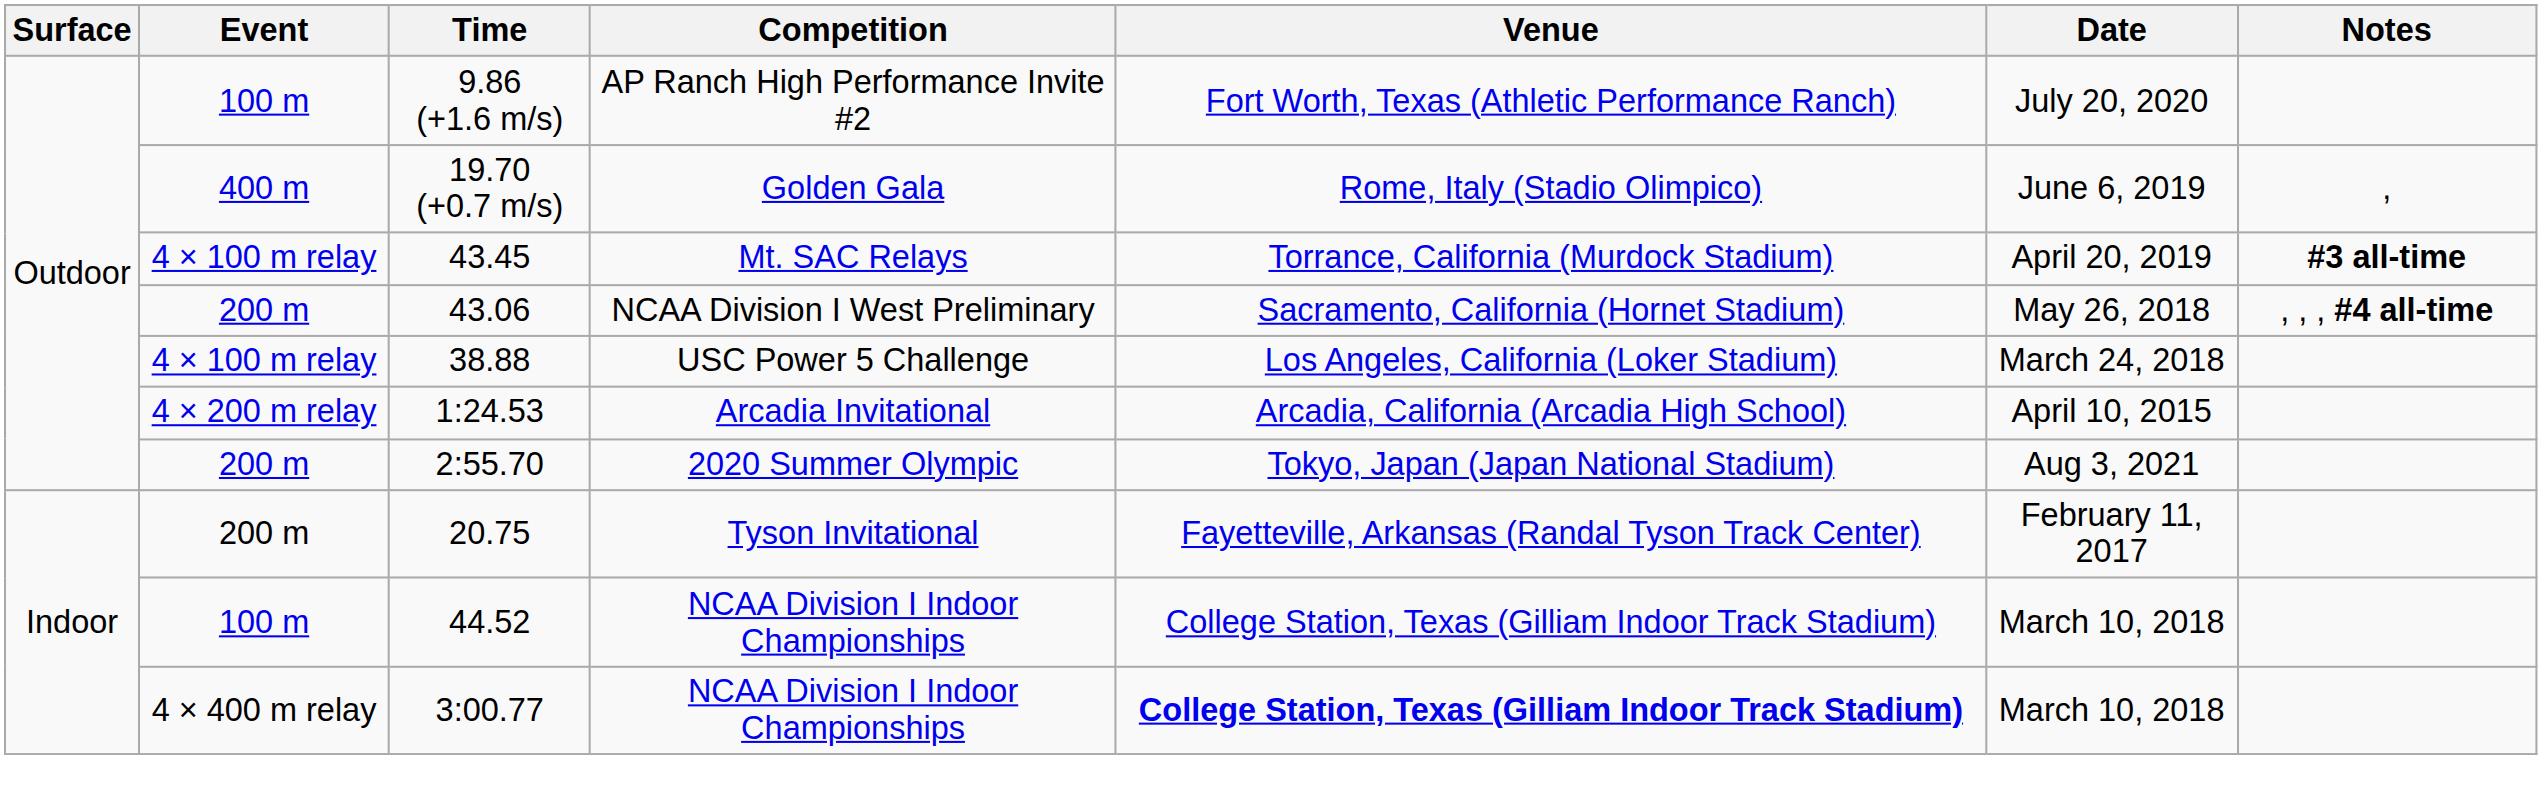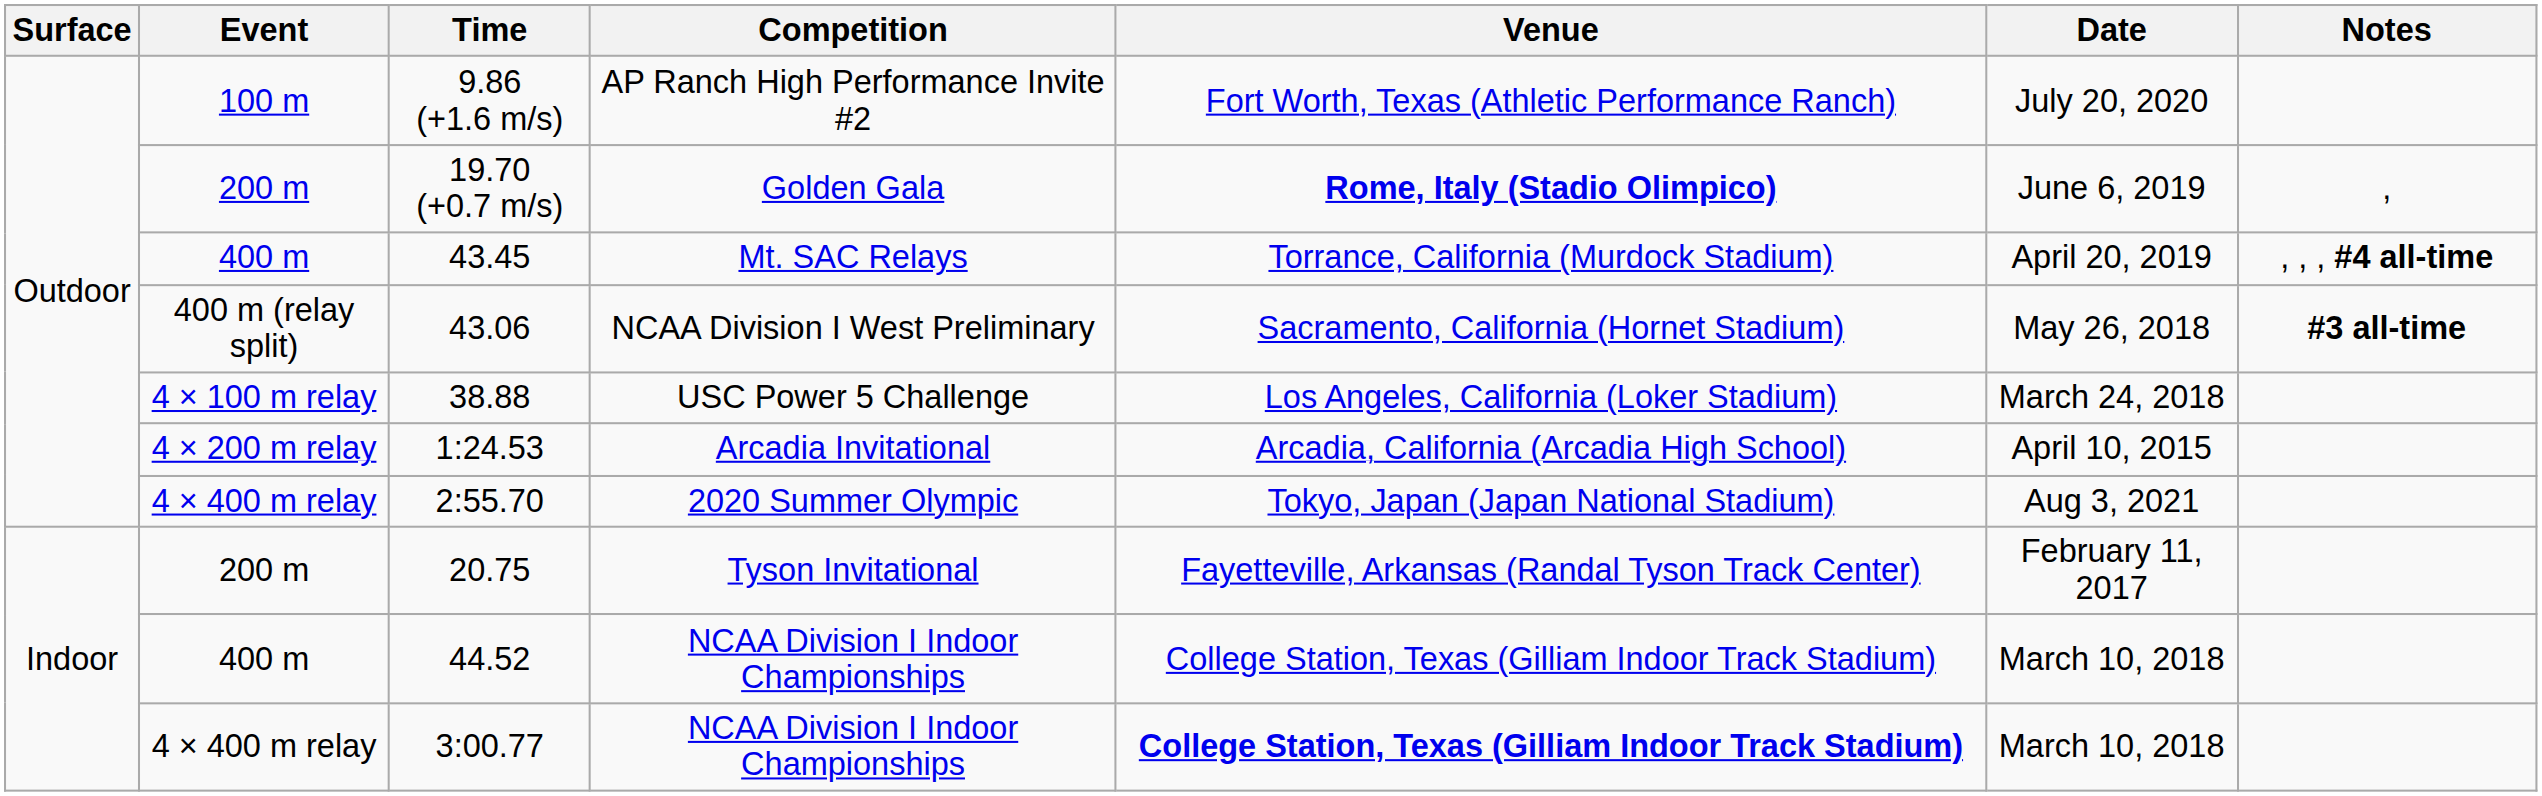(264, 188) 400 m -> (264, 188) 200 m
(1551, 188) normal -> (1551, 188) bold
(264, 257) 4 × 100 m relay -> (264, 257) 400 m
(2387, 257) #3 all-time -> (2387, 257) , , , #4 all-time
(264, 309) 200 m -> (264, 327) 400 m (relay split)
(2387, 309) , , , #4 all-time -> (2387, 327) #3 all-time
(264, 463) 200 m -> (264, 500) 4 × 400 m relay
(264, 621) 100 m -> (264, 658) 400 m
